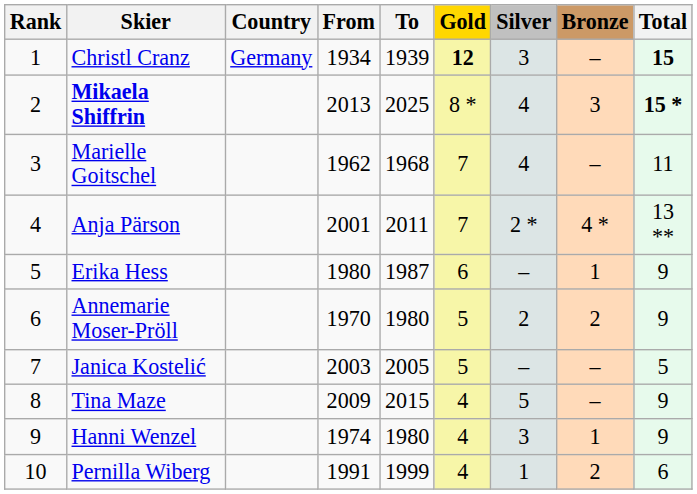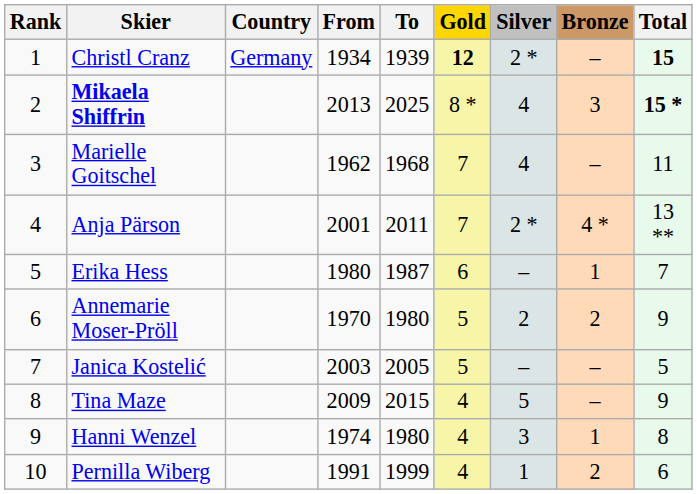(524, 57) 3 -> (524, 57) 2 *
(663, 271) 9 -> (663, 271) 7
(663, 436) 9 -> (663, 436) 8
